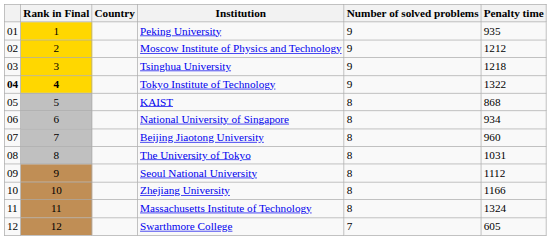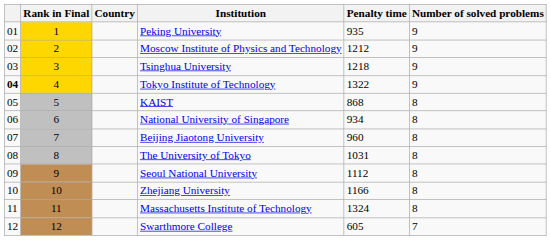columns swapped: (413, 13) <-> (514, 13)
(56, 84) bold -> (56, 84) normal
